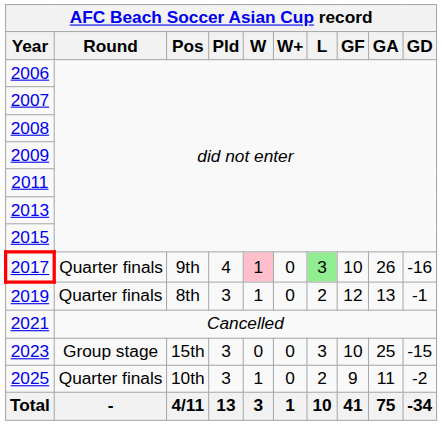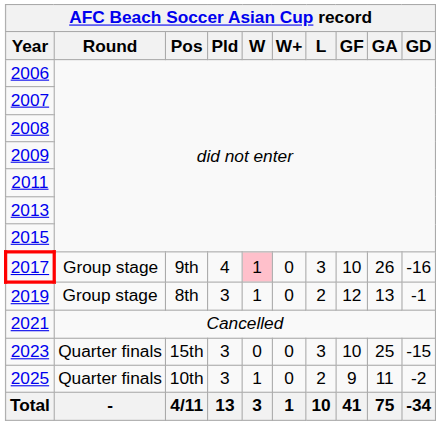(111, 267) Quarter finals -> (111, 267) Group stage
(322, 267) lightgreen background -> (321, 267) no background
(111, 296) Quarter finals -> (110, 296) Group stage
(111, 351) Group stage -> (110, 351) Quarter finals
